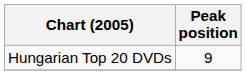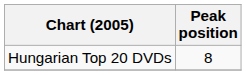(208, 57) 9 -> (208, 57) 8
